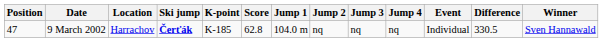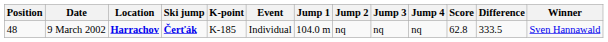columns swapped: (448, 12) <-> (257, 12)
(12, 29) 47 -> (12, 29) 48
(132, 29) normal -> (135, 29) bold
(486, 29) 330.5 -> (490, 29) 333.5
